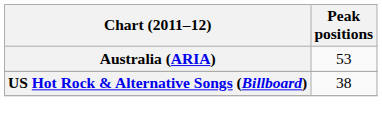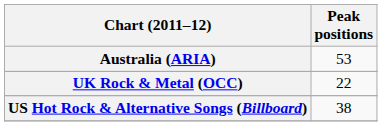+ row: (158, 83)
